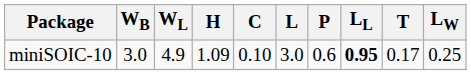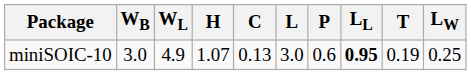(213, 54) 1.09 -> (213, 54) 1.07
(255, 54) 0.10 -> (255, 54) 0.13
(403, 54) 0.17 -> (403, 54) 0.19
